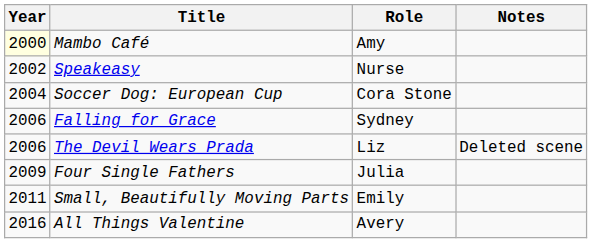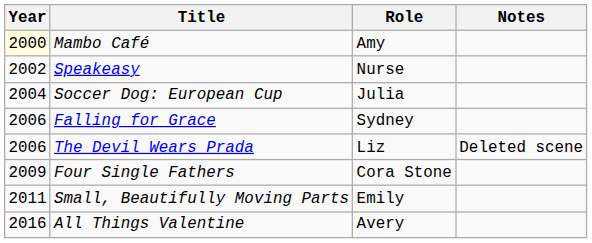(404, 95) Cora Stone -> (380, 95) Julia
(380, 173) Julia -> (404, 173) Cora Stone
